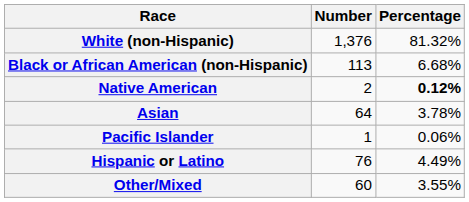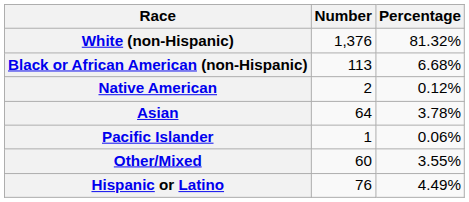(439, 88) bold -> (439, 88) normal
rows swapped: (158, 185) <-> (158, 161)
